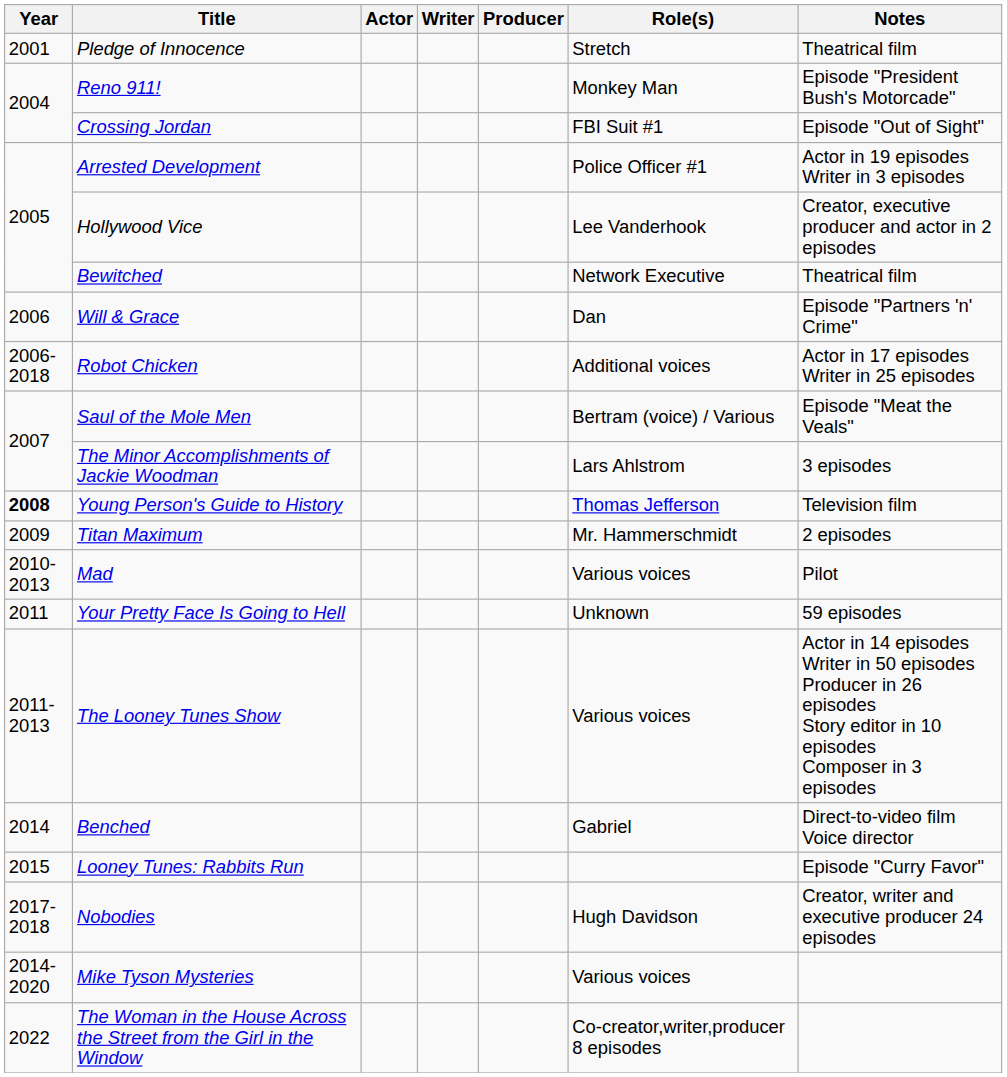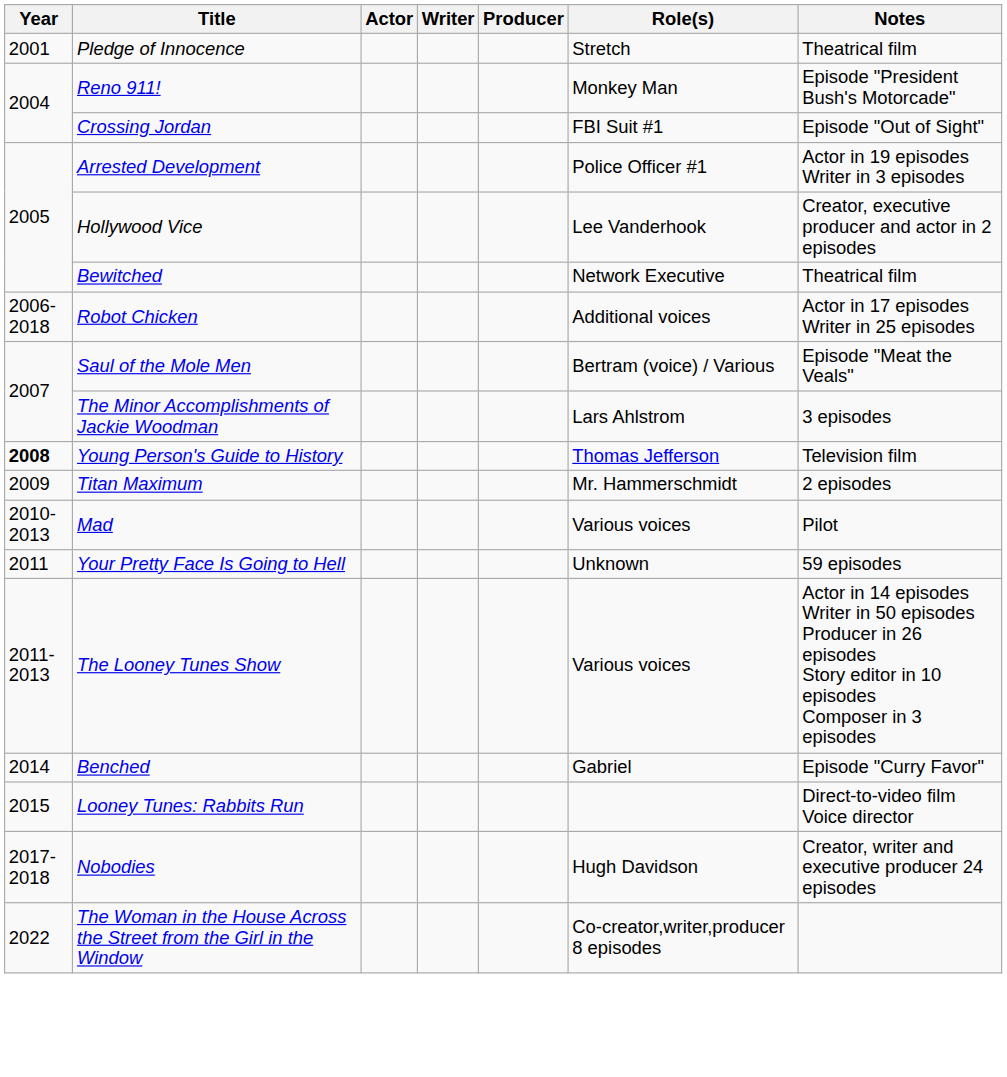- row: (128, 316)
(879, 827) Direct-to-video film Voice director -> (893, 767) Episode "Curry Favor"
(893, 867) Episode "Curry Favor" -> (879, 806) Direct-to-video film Voice director
- row: (165, 977)
